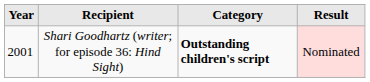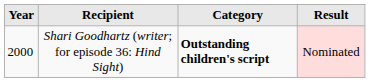(20, 51) 2001 -> (20, 51) 2000
